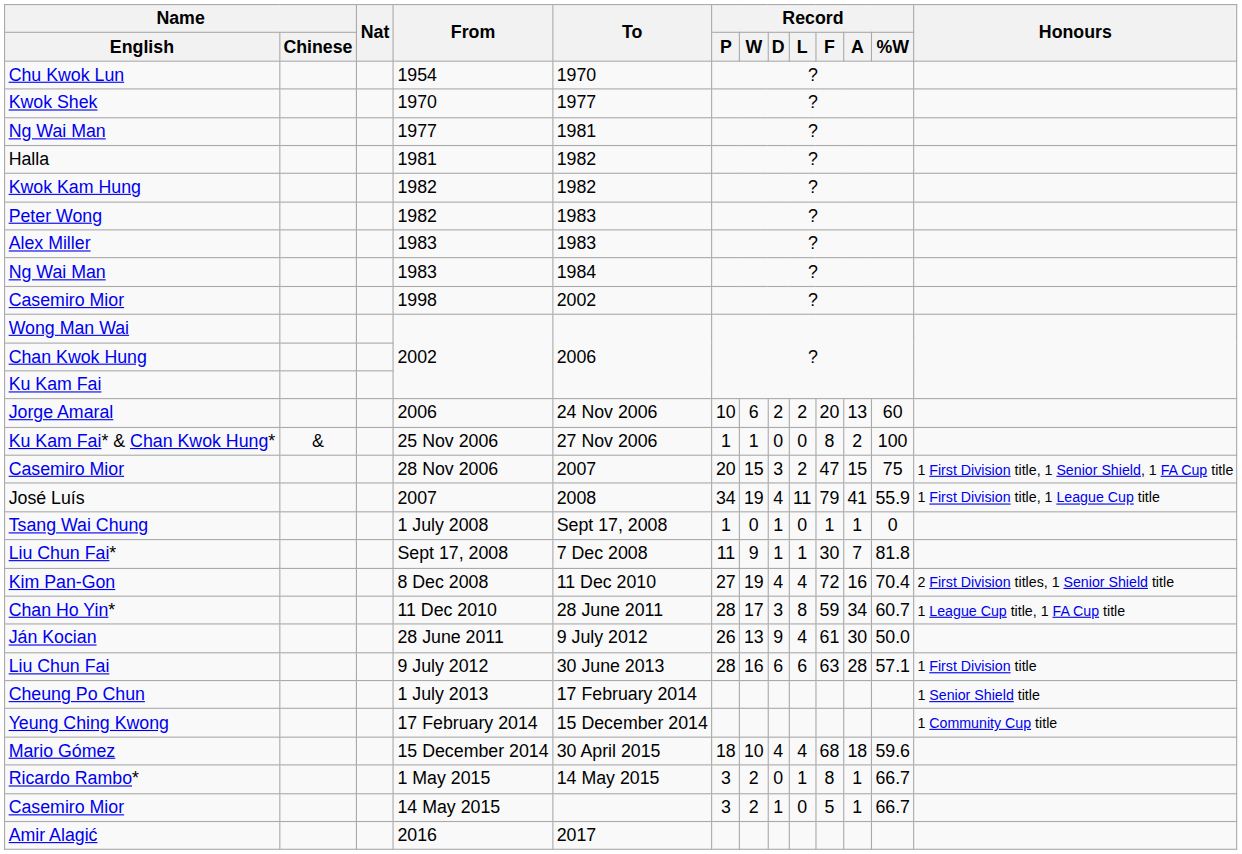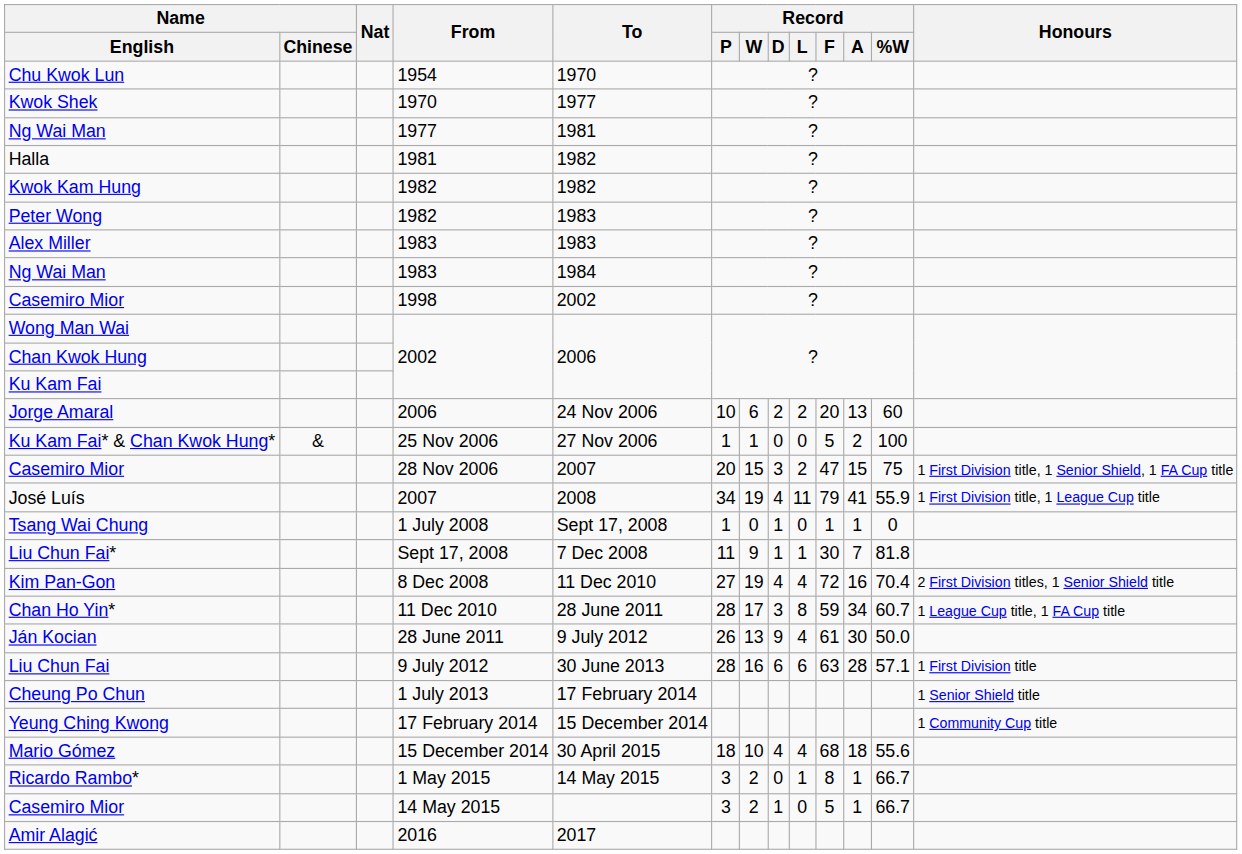(829, 441) 8 -> (829, 441) 5
(893, 750) 59.6 -> (893, 750) 55.6
